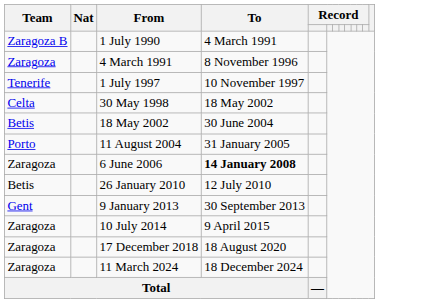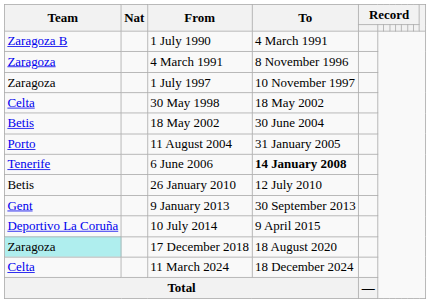(29, 82) Tenerife -> (31, 82) Zaragoza
(31, 164) Zaragoza -> (29, 164) Tenerife
(31, 226) Zaragoza -> (63, 226) Deportivo La Coruña
(31, 246) no background -> (31, 246) paleturquoise background
(31, 267) Zaragoza -> (21, 267) Celta
